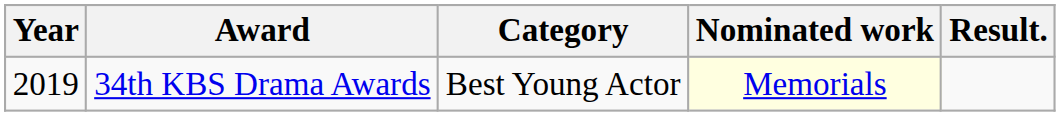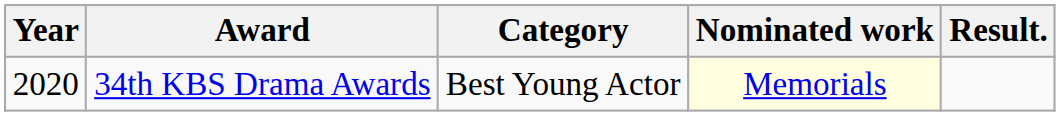(46, 83) 2019 -> (46, 83) 2020
